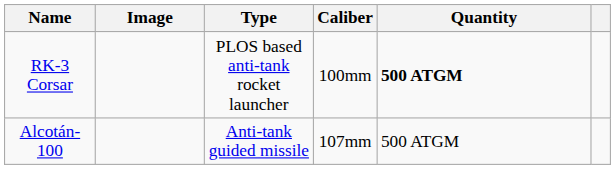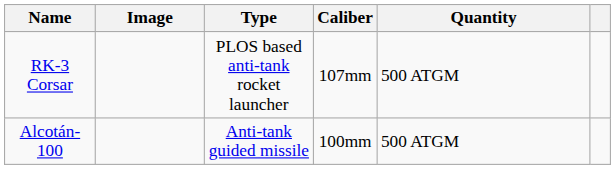(345, 74) 100mm -> (345, 74) 107mm
(422, 74) bold -> (420, 74) normal
(345, 141) 107mm -> (345, 141) 100mm
